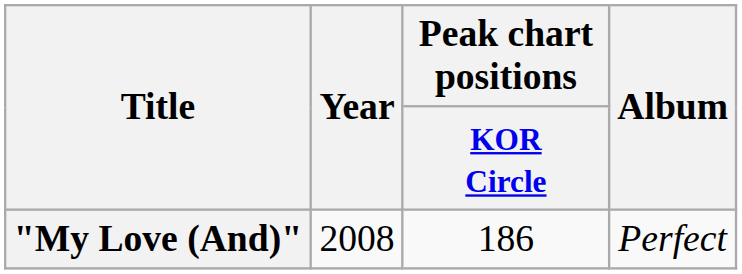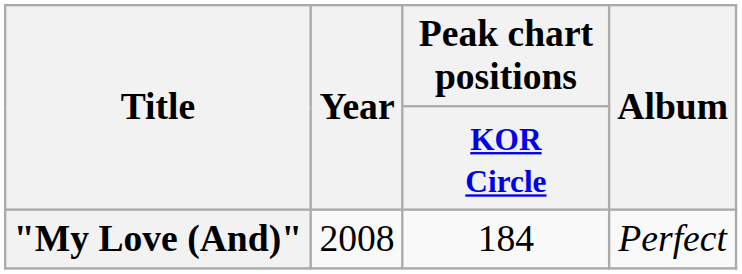(506, 238) 186 -> (506, 238) 184
